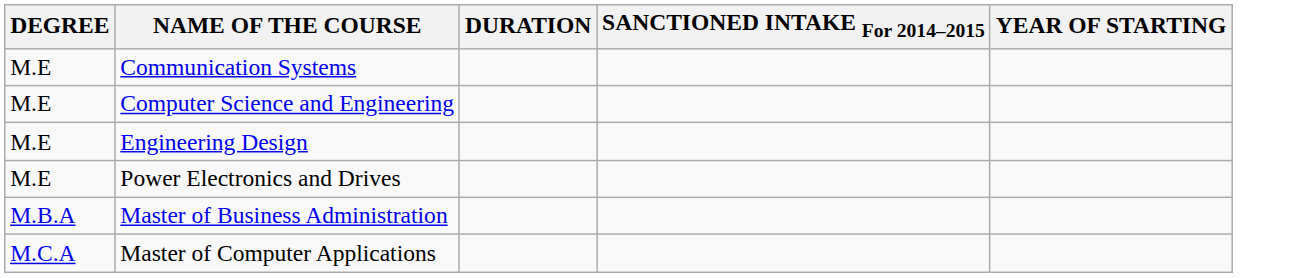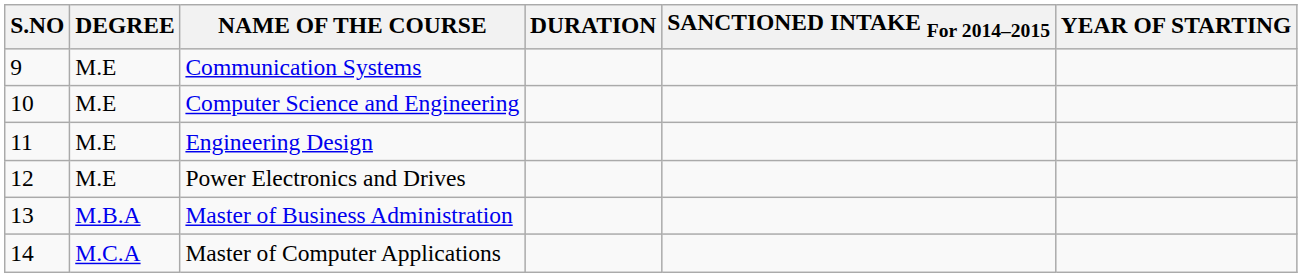+ column: (37, 26)
